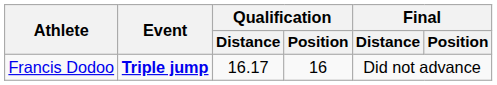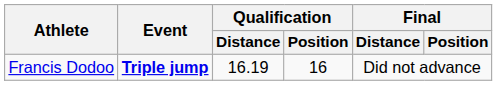(248, 68) 16.17 -> (248, 68) 16.19
